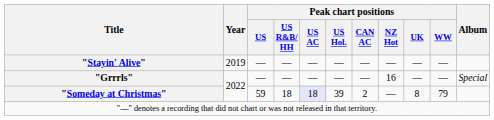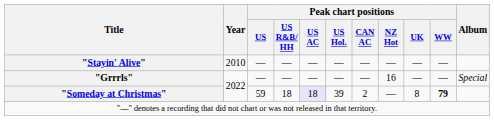(236, 62) 2019 -> (236, 62) 2010
(443, 93) normal -> (443, 93) bold
